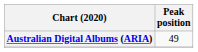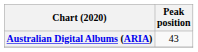(174, 39) 49 -> (174, 39) 43
